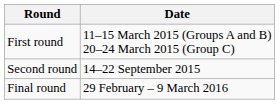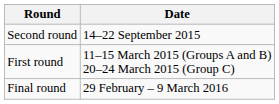rows swapped: (35, 41) <-> (42, 68)
